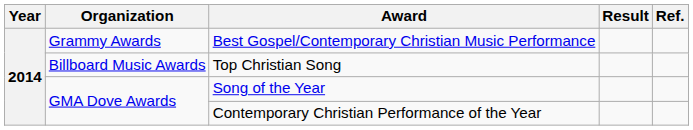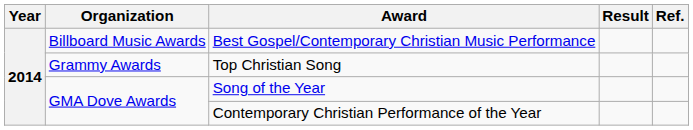(105, 40) Grammy Awards -> (127, 40) Billboard Music Awards
(127, 64) Billboard Music Awards -> (105, 64) Grammy Awards
